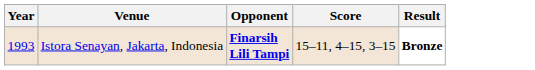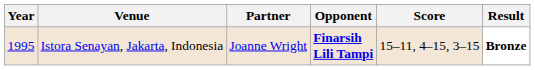+ column: (268, 15)
(21, 45) 1993 -> (21, 45) 1995
